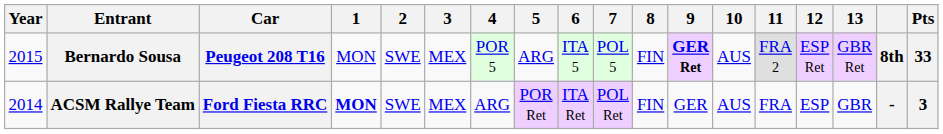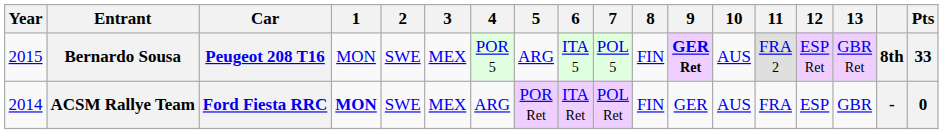(923, 105) 3 -> (923, 105) 0
